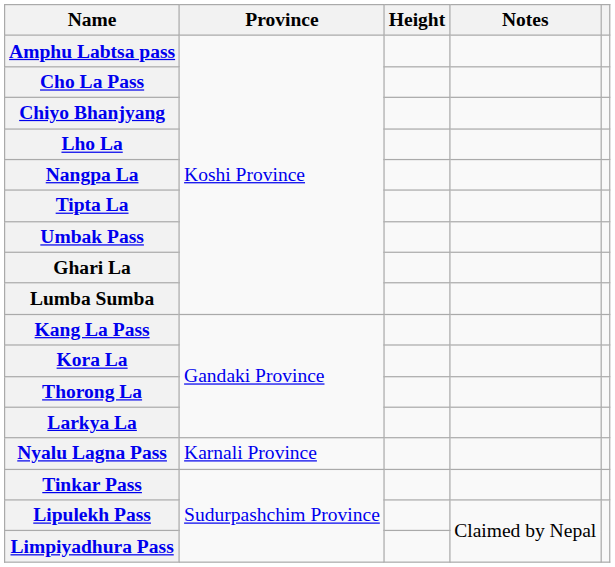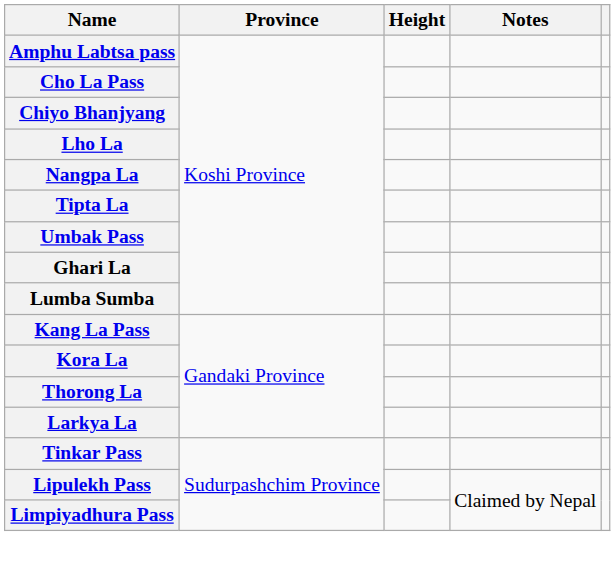- row: (92, 453)
